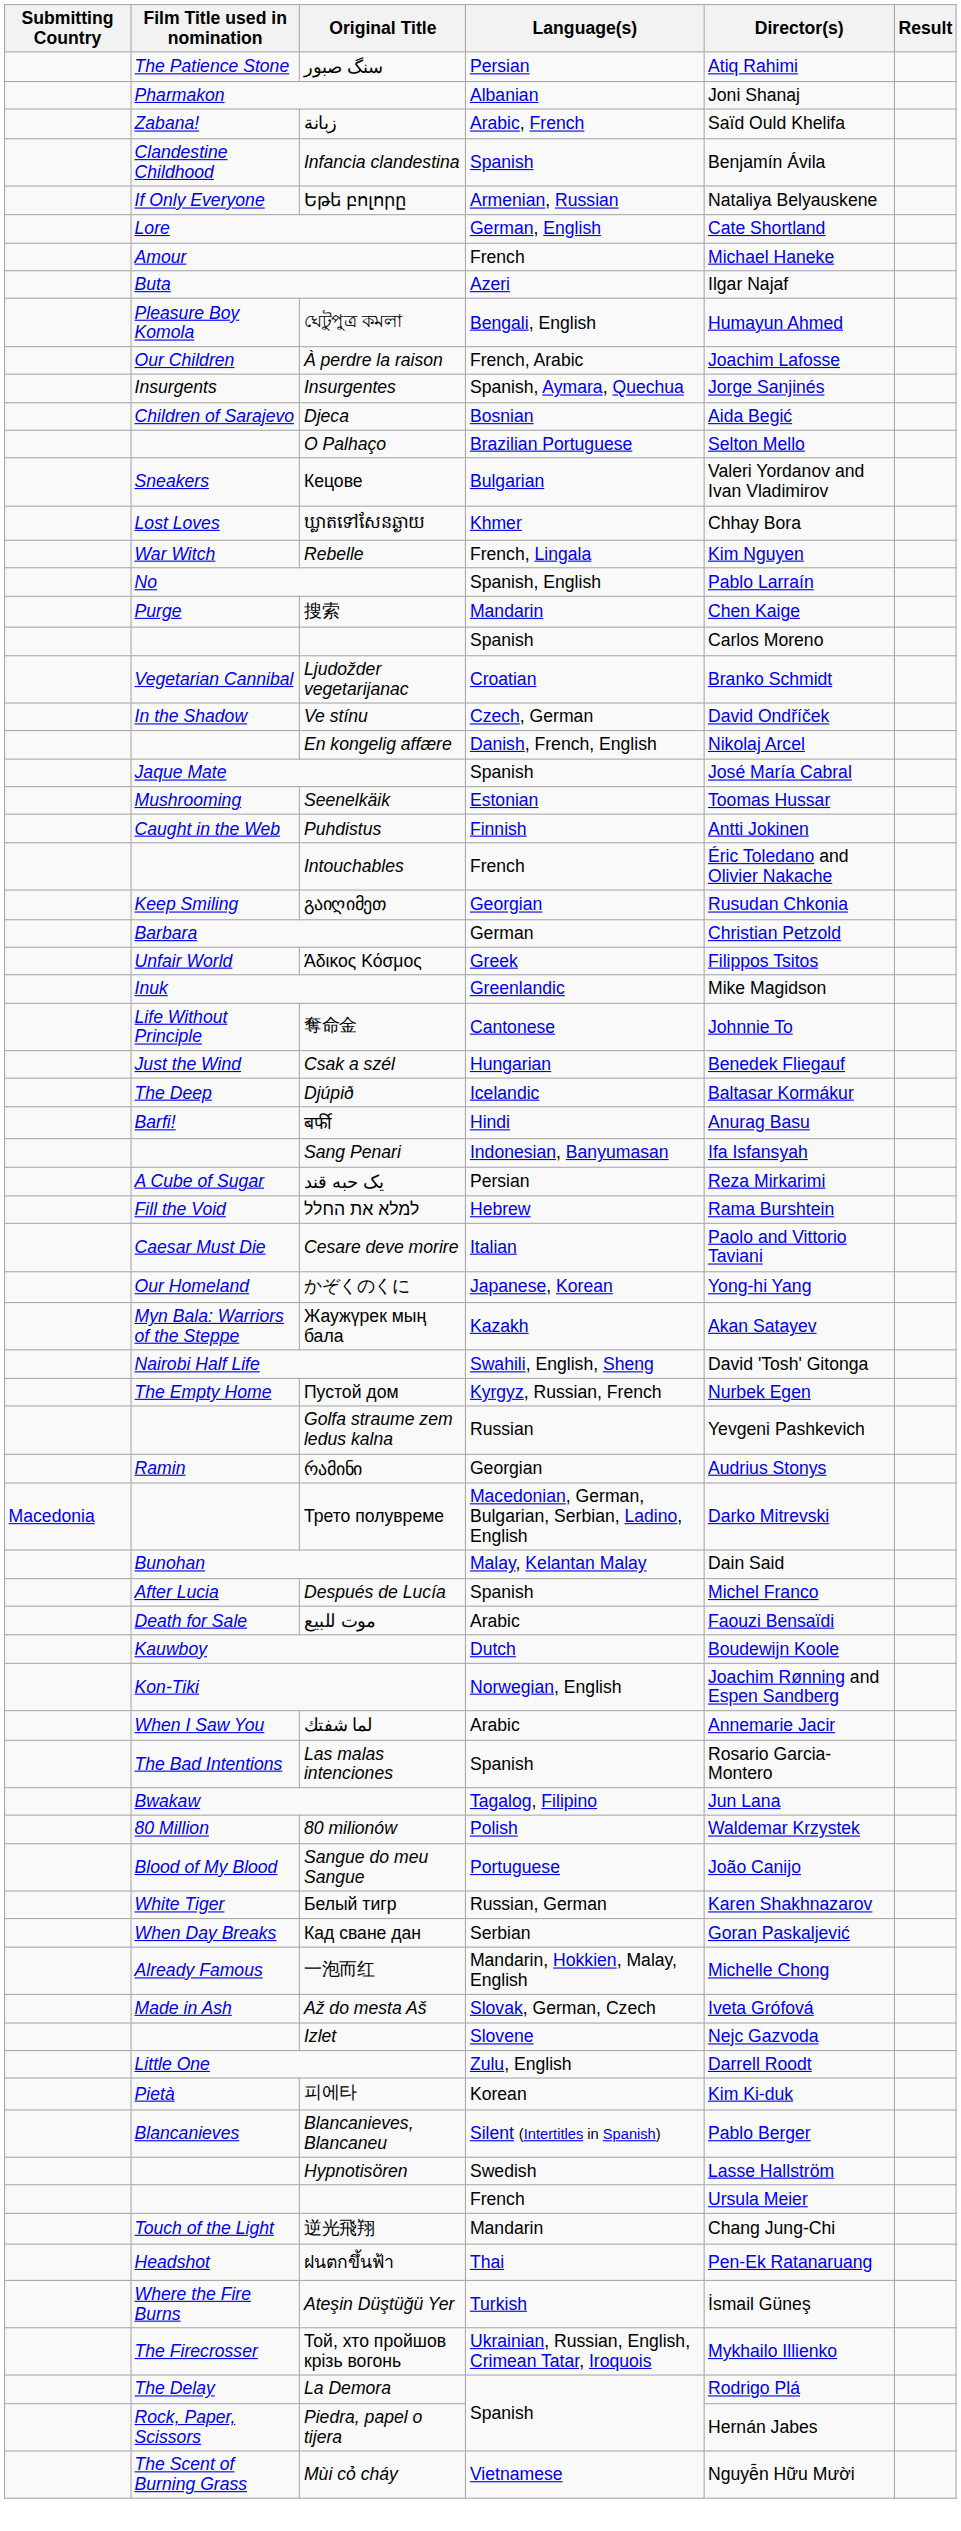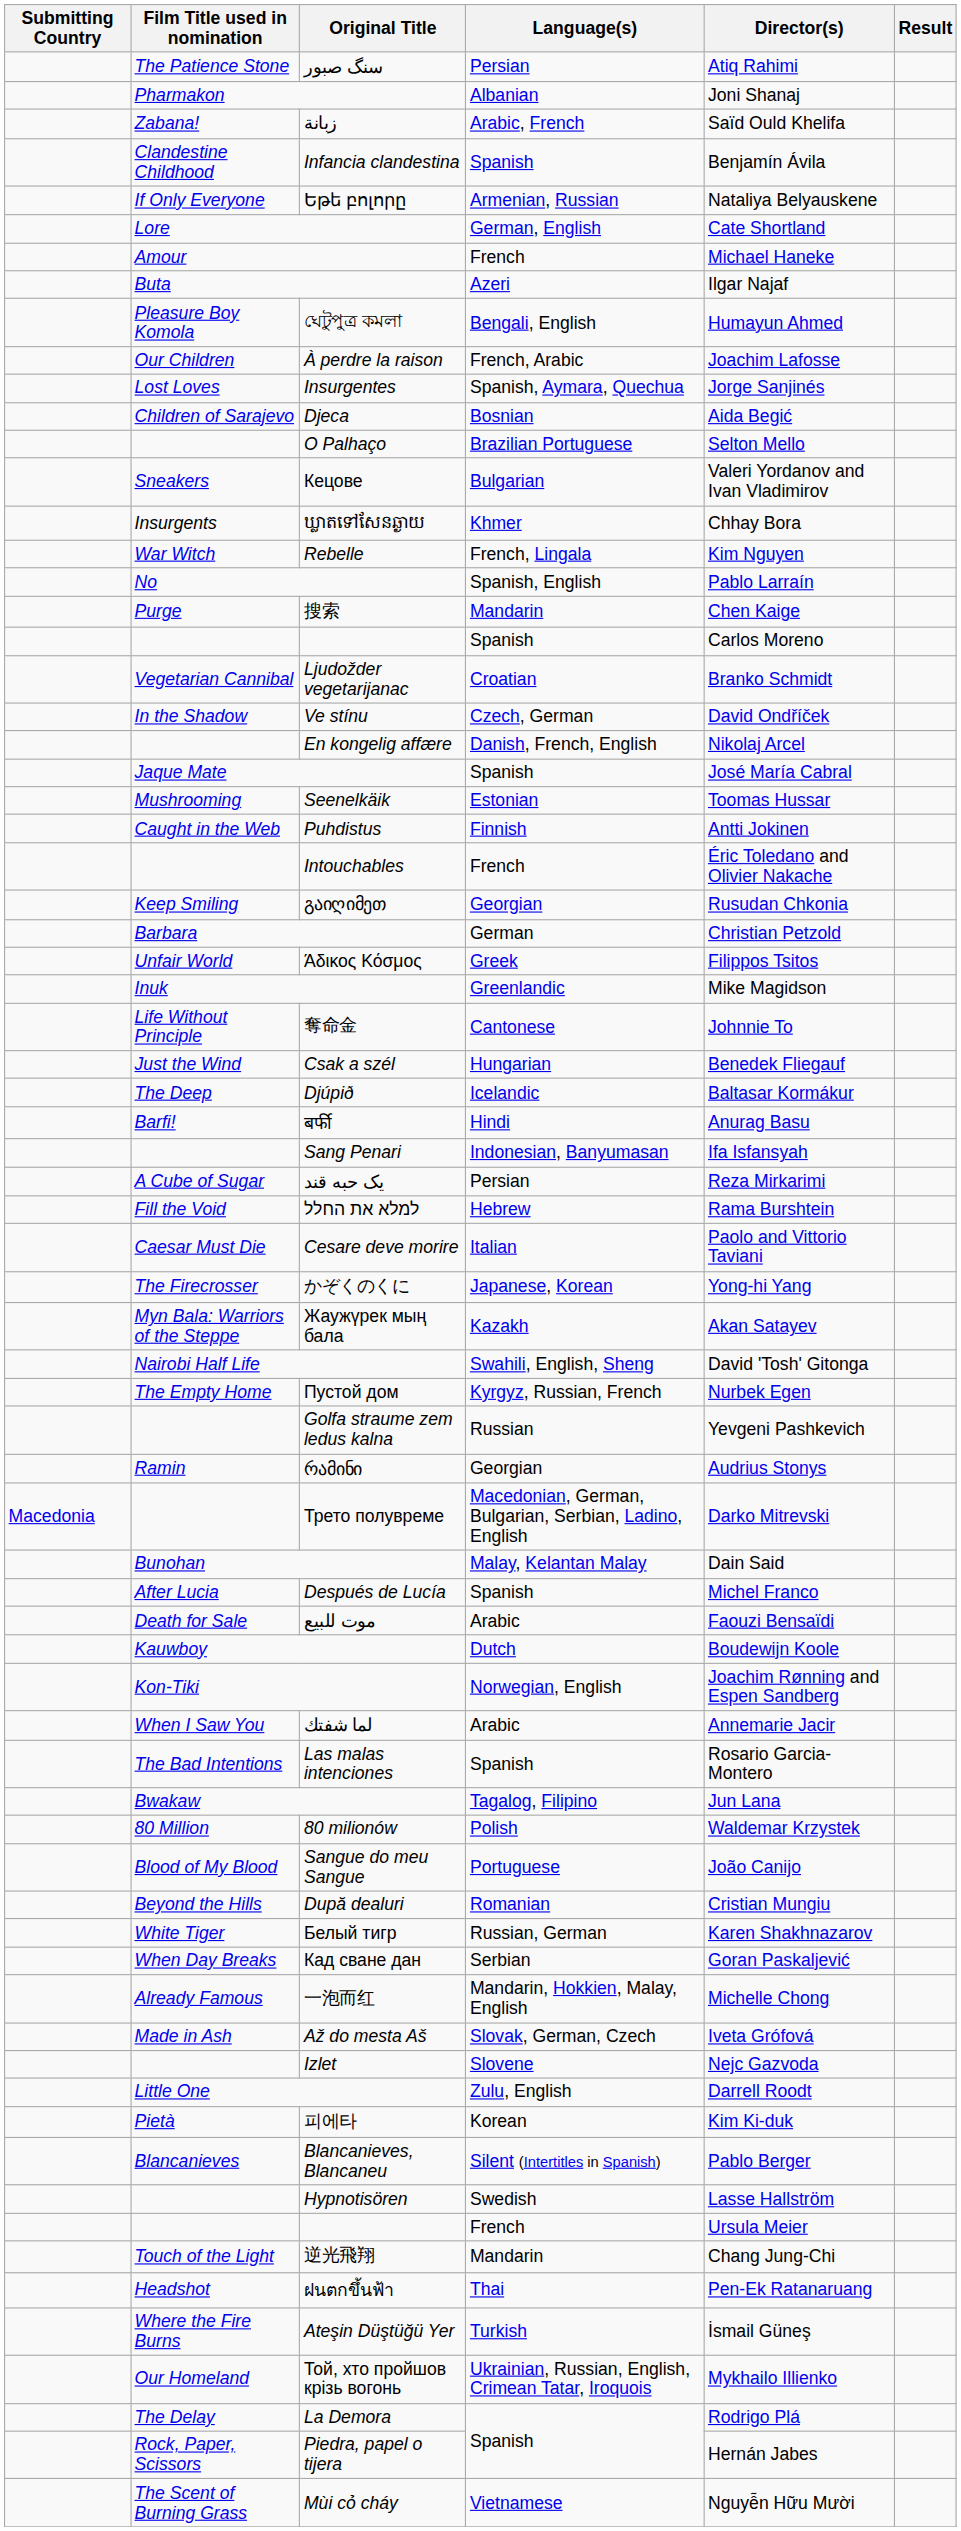(176, 388) Insurgents -> (177, 388) Lost Loves
(177, 522) Lost Loves -> (176, 522) Insurgents
(192, 1286) Our Homeland -> (196, 1286) The Firecrosser
+ row: (354, 1904)
(196, 2351) The Firecrosser -> (192, 2379) Our Homeland
